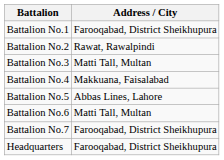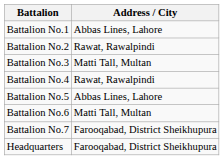(145, 29) Farooqabad, District Sheikhupura -> (118, 29) Abbas Lines, Lahore
(121, 79) Makkuana, Faisalabad -> (114, 79) Rawat, Rawalpindi
